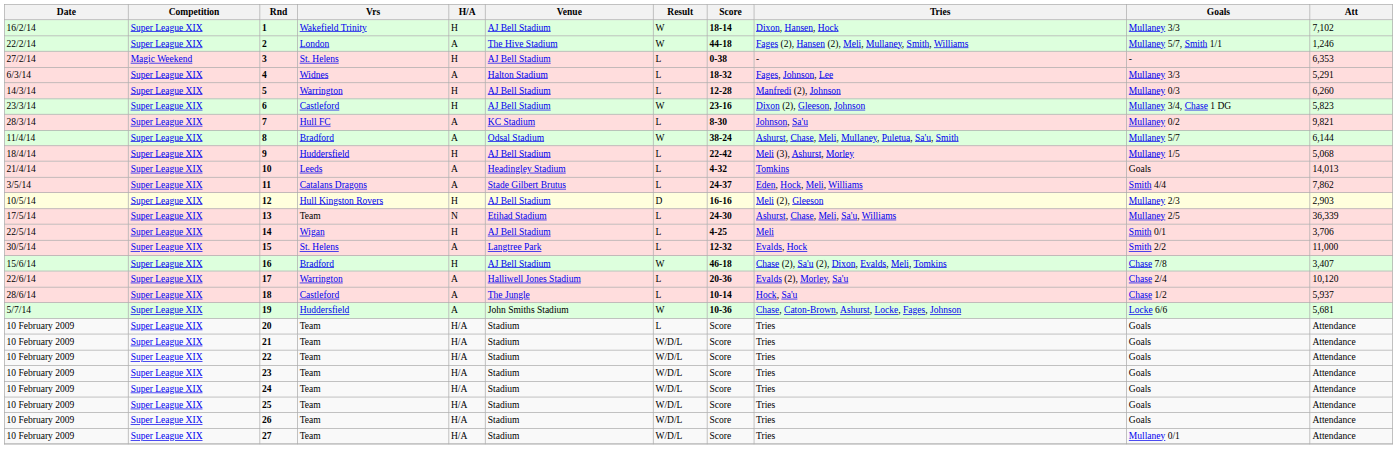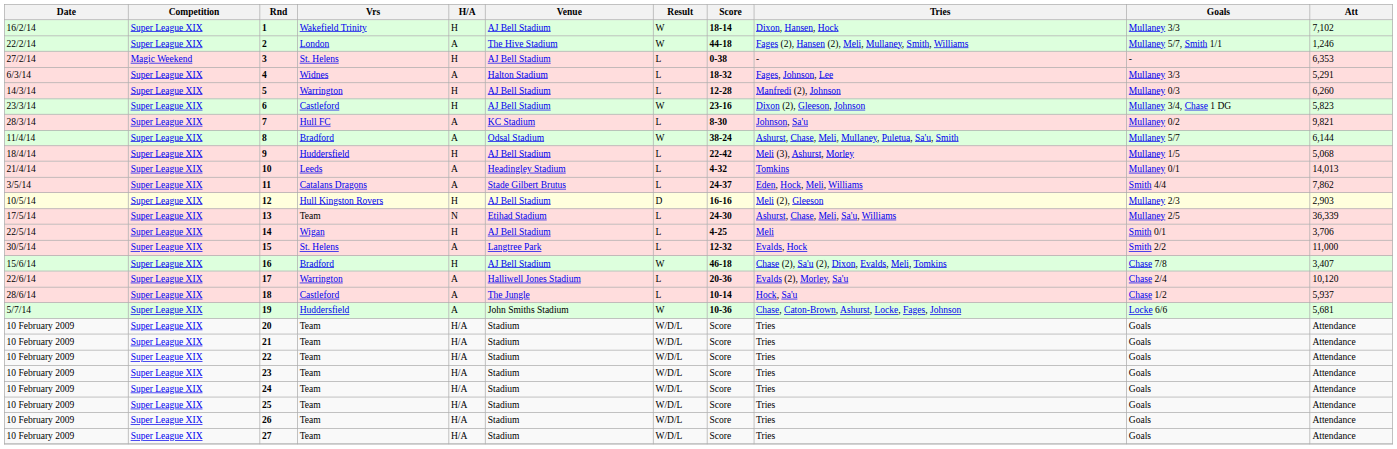(1140, 169) Goals -> (1154, 169) Mullaney 0/1
(658, 326) L -> (669, 326) W/D/L
(1154, 436) Mullaney 0/1 -> (1140, 436) Goals
